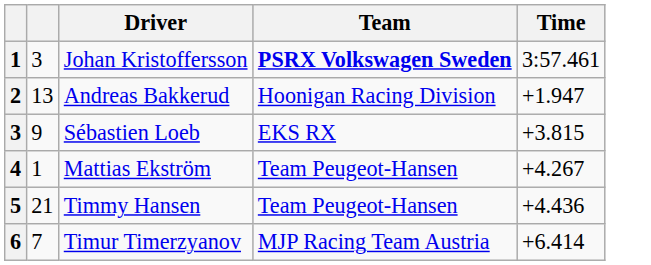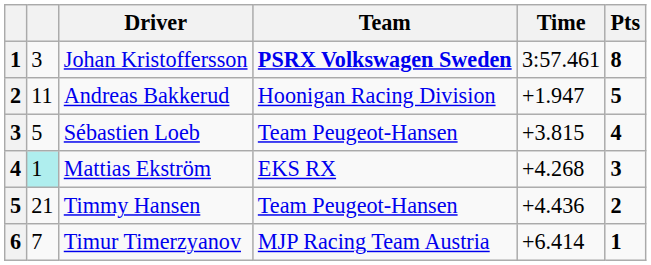+ column: (625, 22)
(42, 96) 13 -> (42, 96) 11
(37, 132) 9 -> (37, 132) 5
(297, 132) EKS RX -> (358, 132) Team Peugeot-Hansen
(37, 169) no background -> (37, 169) paleturquoise background
(358, 169) Team Peugeot-Hansen -> (297, 169) EKS RX
(553, 169) +4.267 -> (553, 169) +4.268
